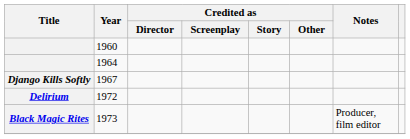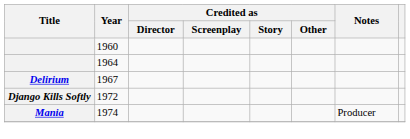(49, 79) Django Kills Softly -> (49, 79) Delirium
(49, 96) Delirium -> (49, 96) Django Kills Softly
- row: (107, 119)
+ row: (107, 113)
